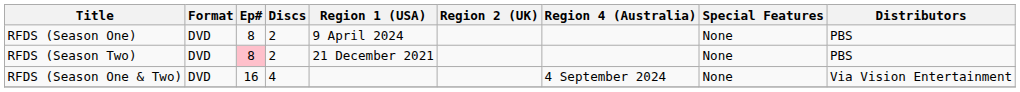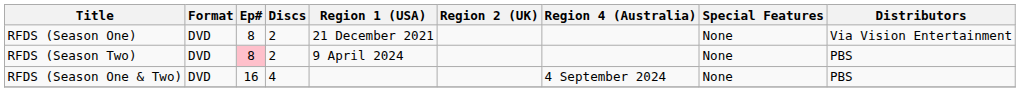(358, 35) 9 April 2024 -> (373, 35) 21 December 2021
(841, 35) PBS -> (921, 35) Via Vision Entertainment
(373, 56) 21 December 2021 -> (358, 56) 9 April 2024
(921, 76) Via Vision Entertainment -> (841, 76) PBS
